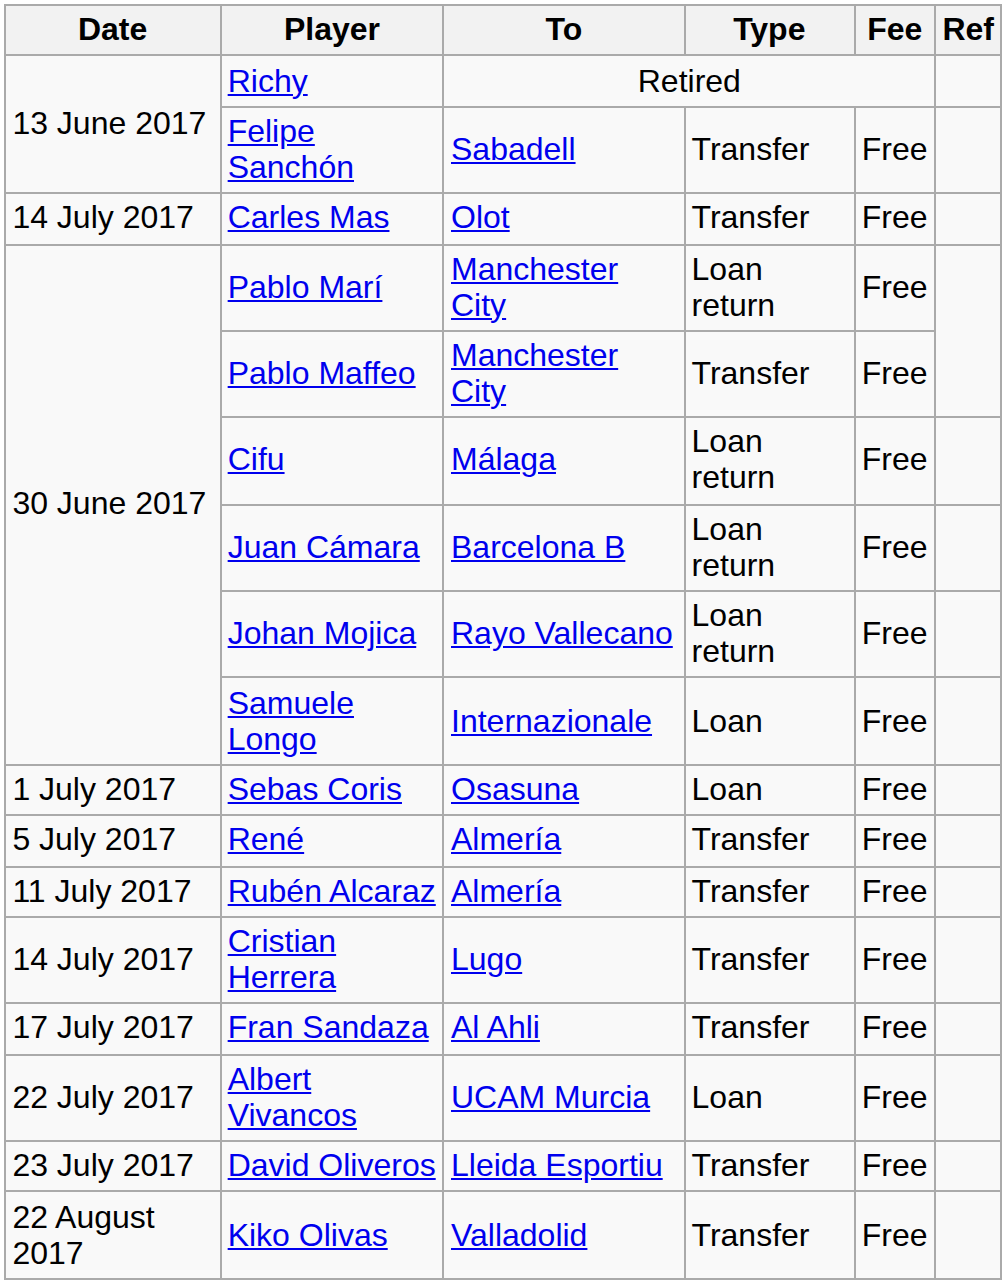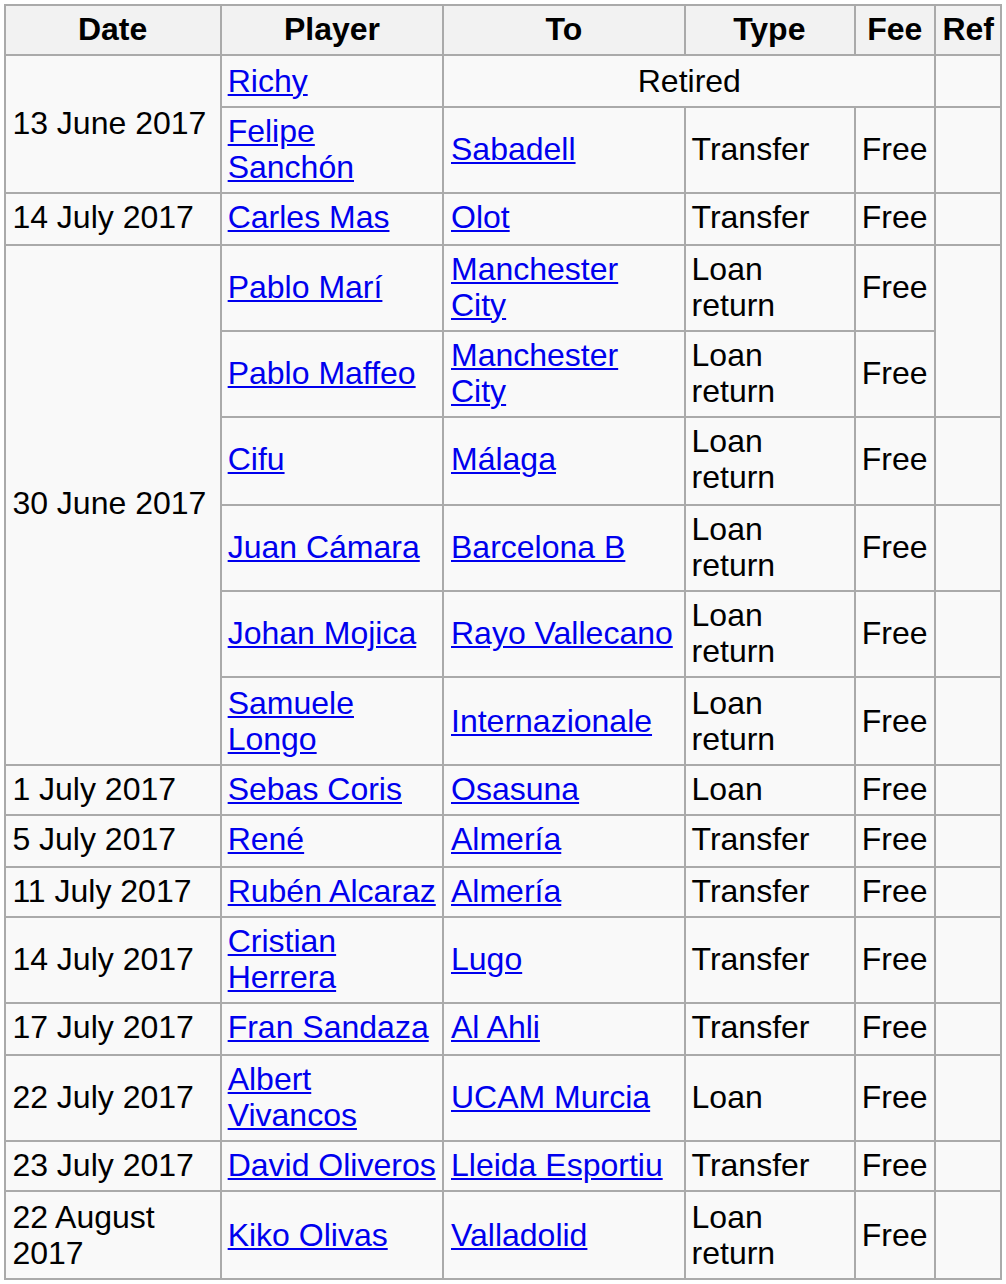(751, 373) Transfer -> (733, 373) Loan return
(727, 720) Loan -> (733, 720) Loan return
(751, 1234) Transfer -> (733, 1234) Loan return
